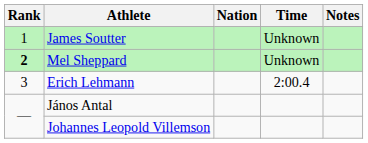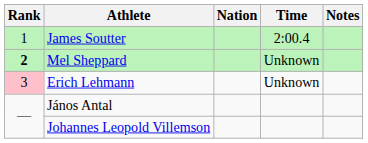(292, 37) Unknown -> (292, 37) 2:00.4
(24, 82) no background -> (24, 82) pink background
(292, 82) 2:00.4 -> (292, 82) Unknown
